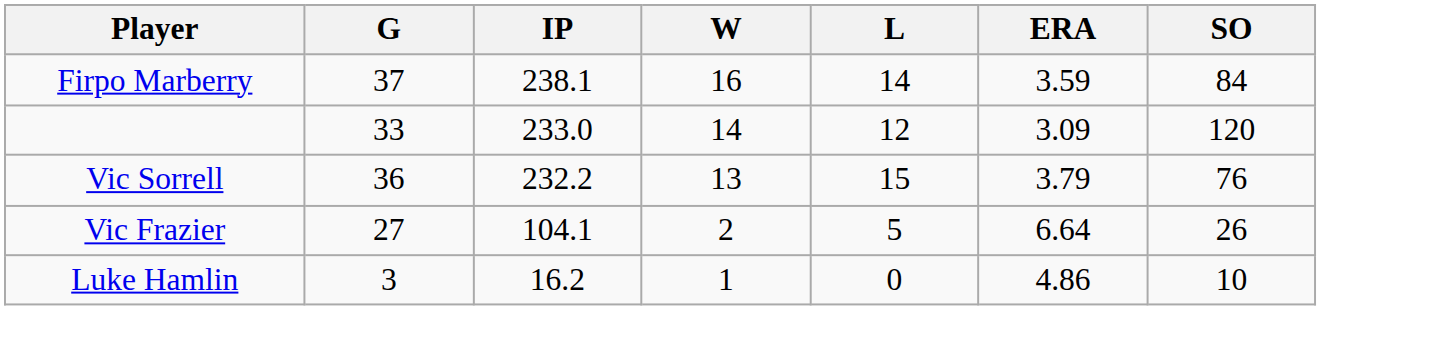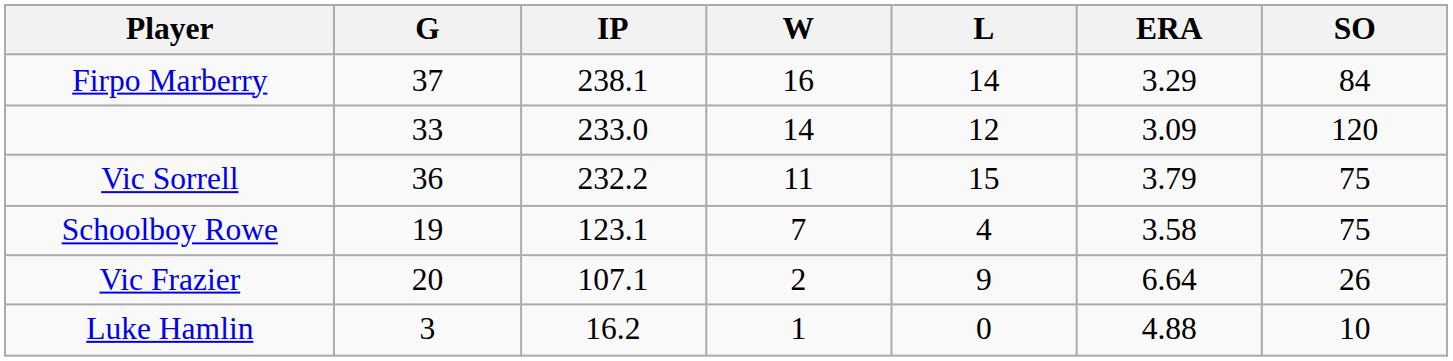(1063, 79) 3.59 -> (1169, 79) 3.29
(726, 179) 13 -> (798, 179) 11
(1232, 179) 76 -> (1355, 179) 75
+ row: (170, 229)
(389, 229) 27 -> (427, 279) 20
(557, 229) 104.1 -> (613, 279) 107.1
(894, 229) 5 -> (984, 279) 9
(1063, 279) 4.86 -> (1169, 329) 4.88
